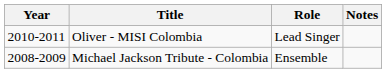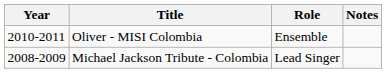(307, 36) Lead Singer -> (301, 36) Ensemble
(301, 57) Ensemble -> (307, 57) Lead Singer
